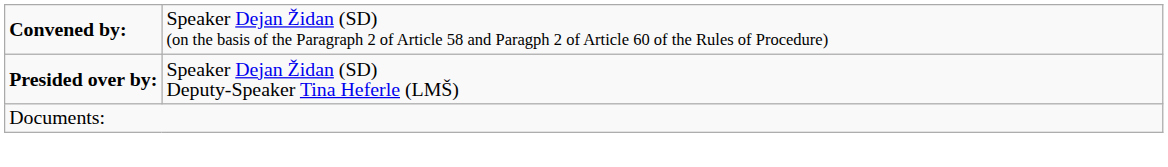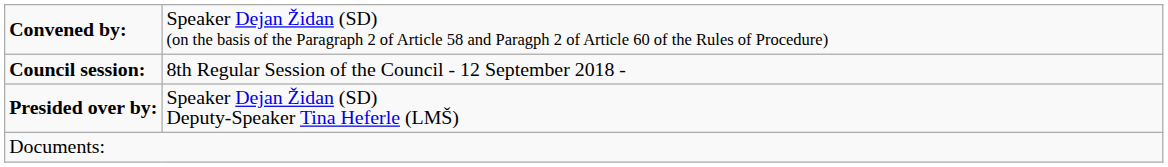+ row: (77, 69)
